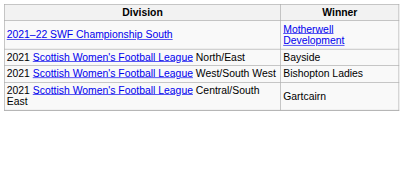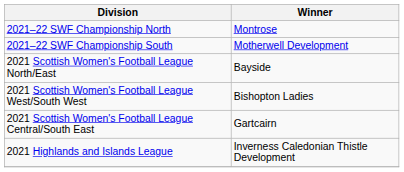+ row: (89, 29)
+ row: (90, 152)
